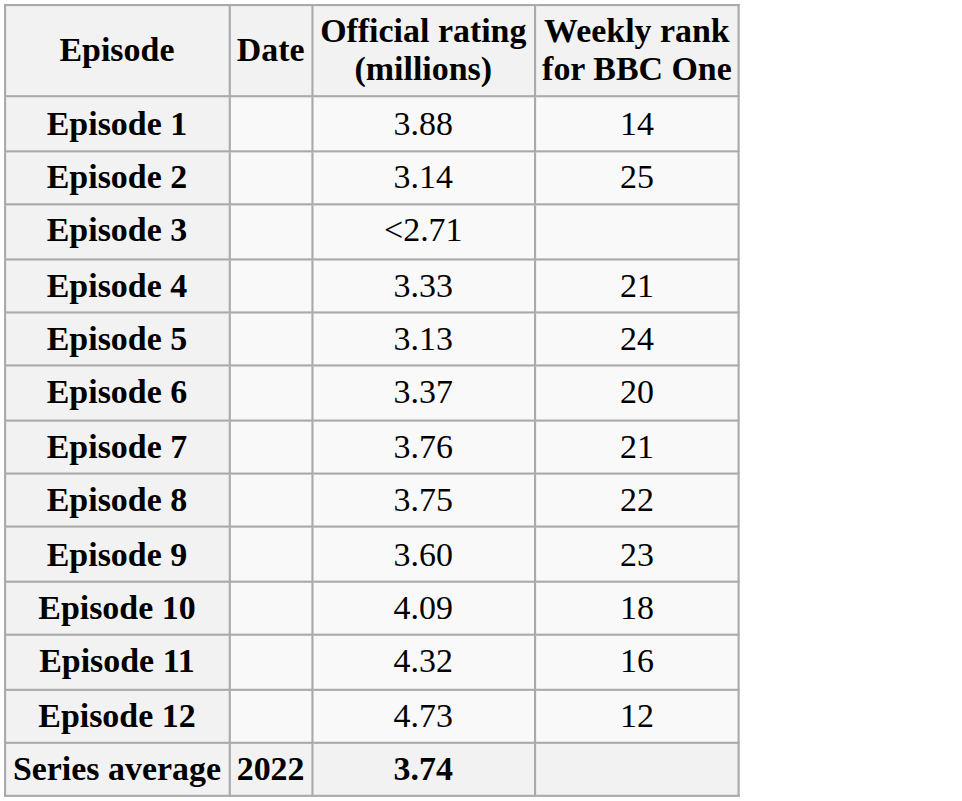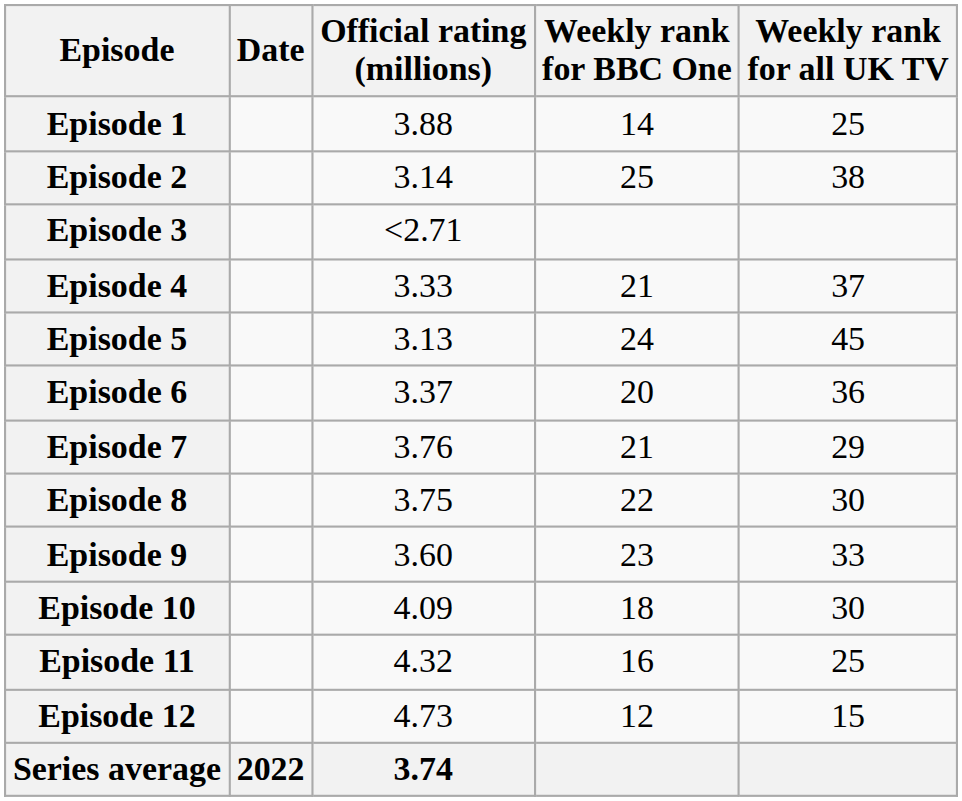+ column: (848, 50)
